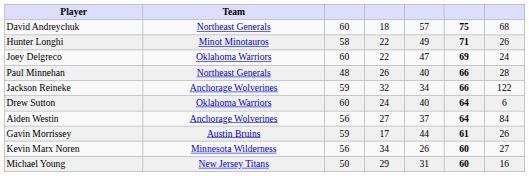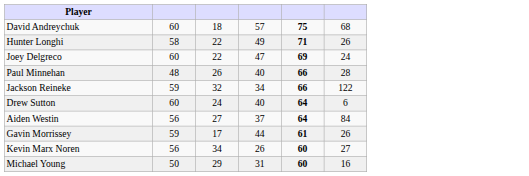- column: (234, 12)
